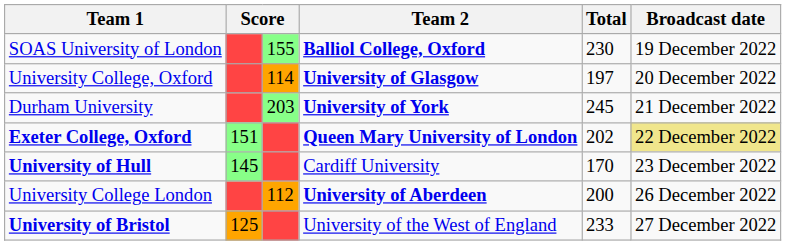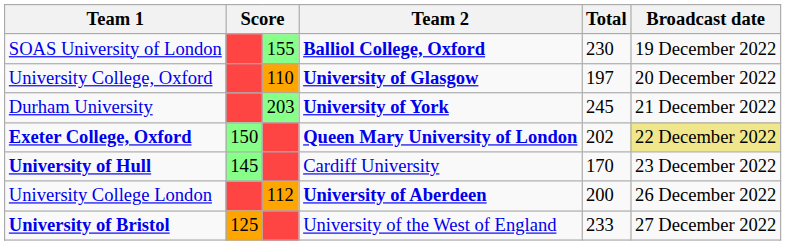(280, 78) 114 -> (280, 78) 110
(244, 136) 151 -> (244, 136) 150
